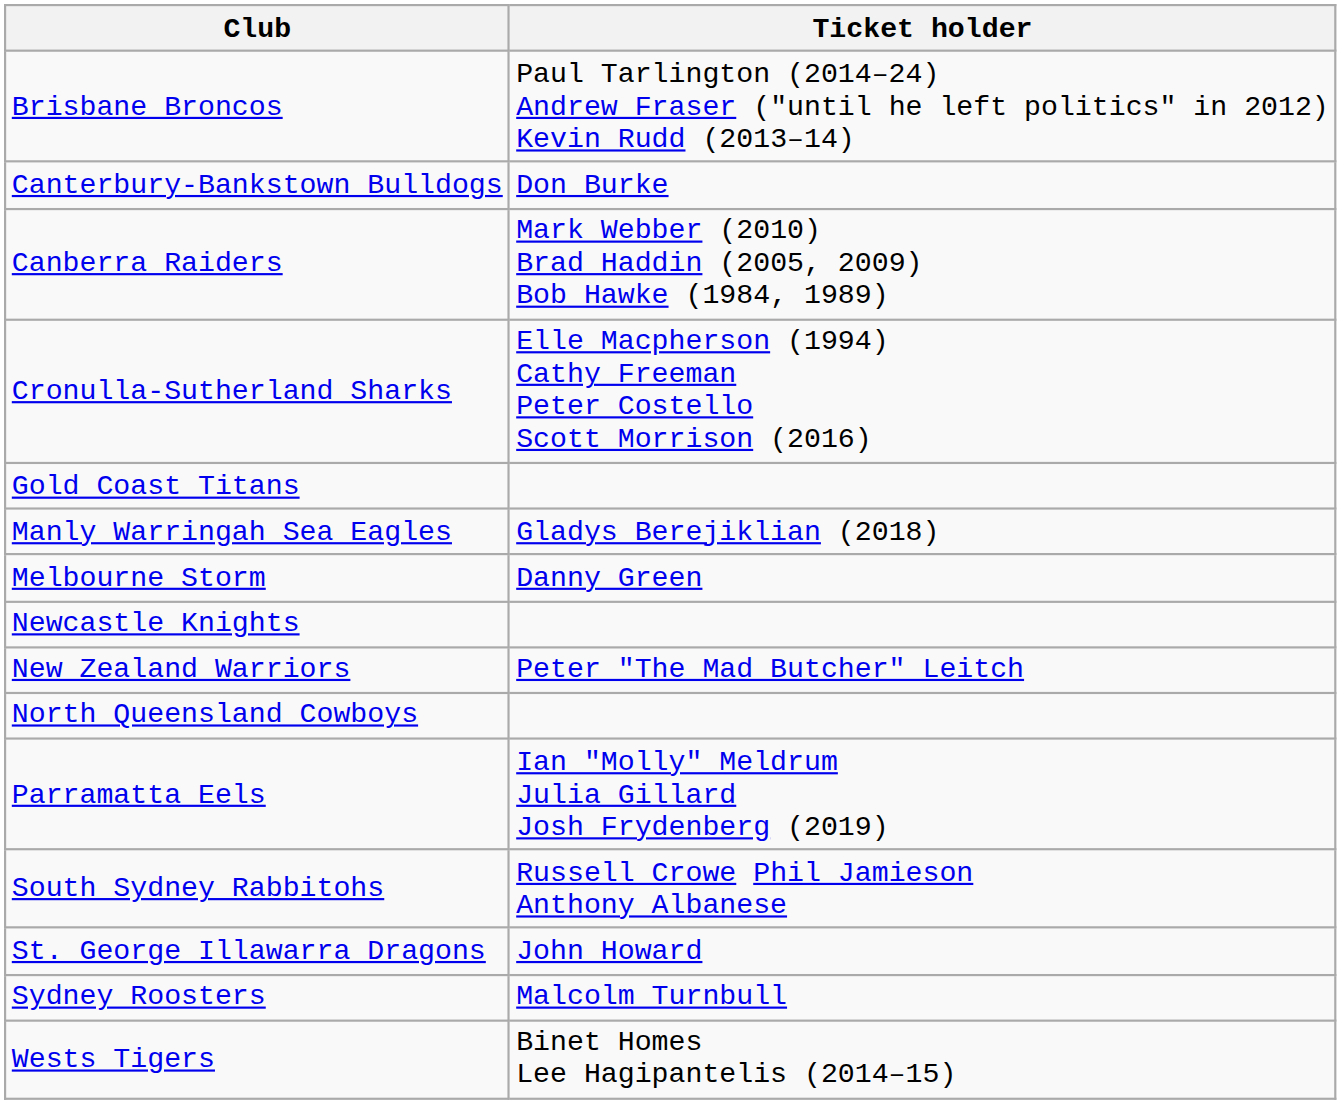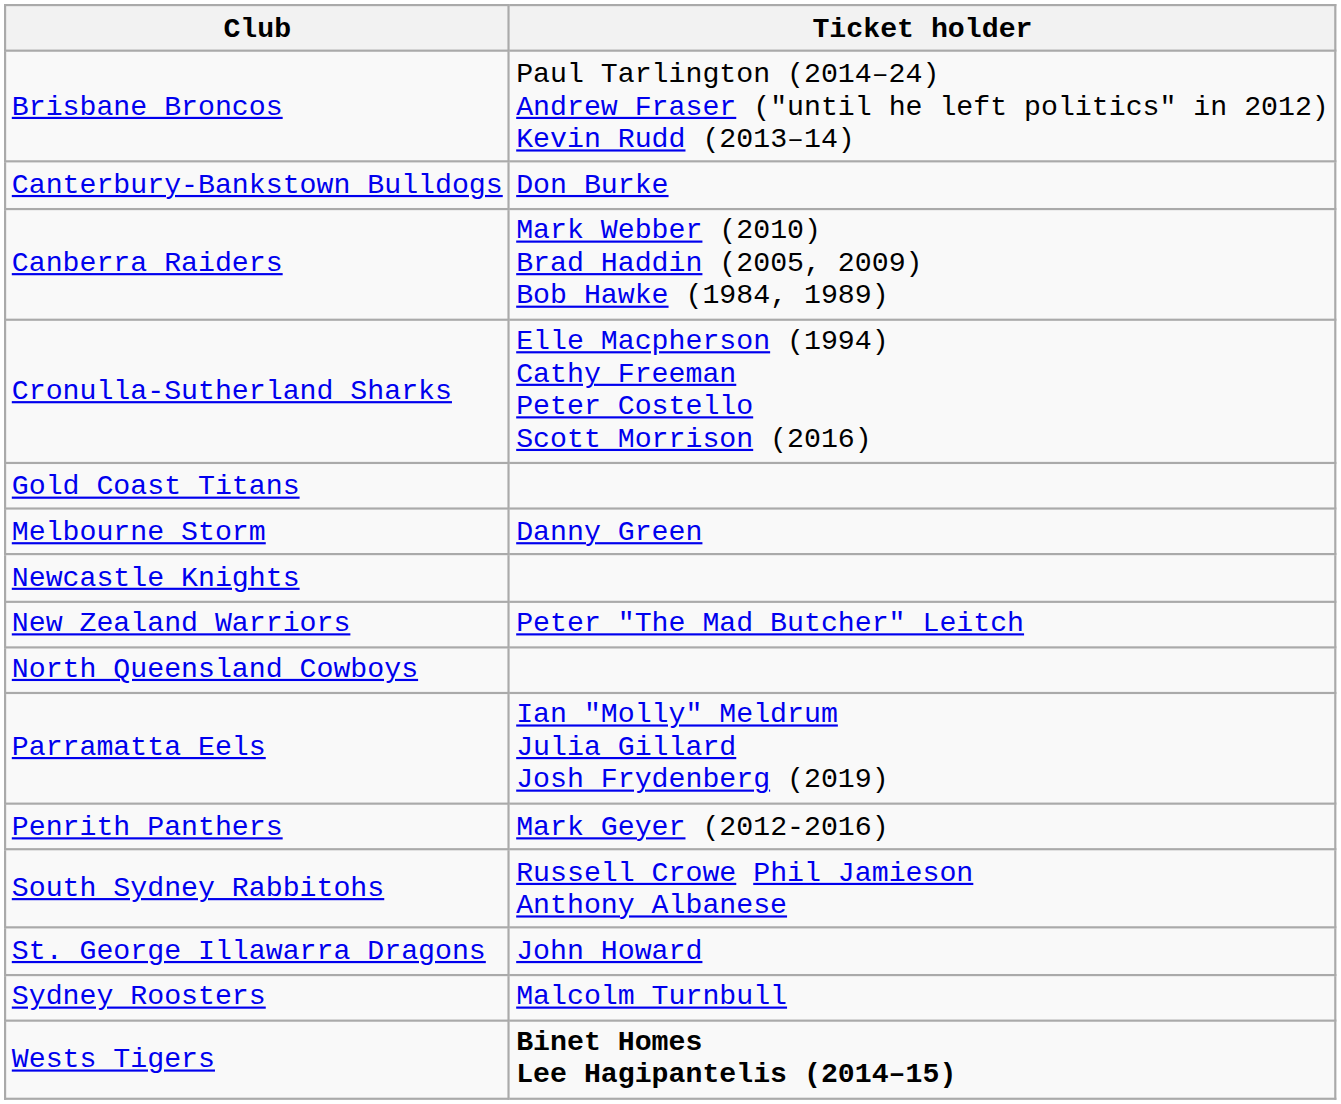- row: (232, 532)
+ row: (147, 827)
(736, 1060) normal -> (736, 1060) bold
